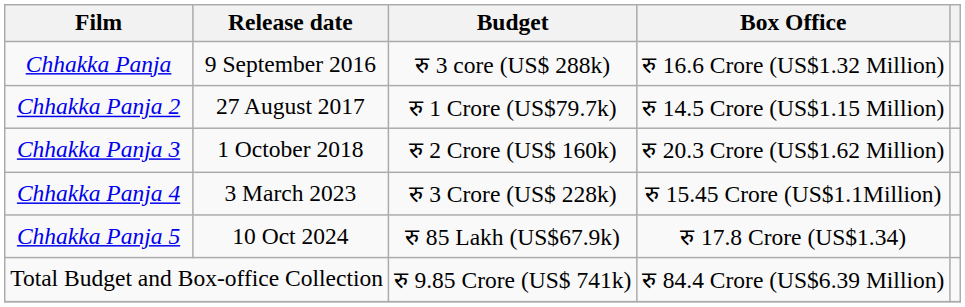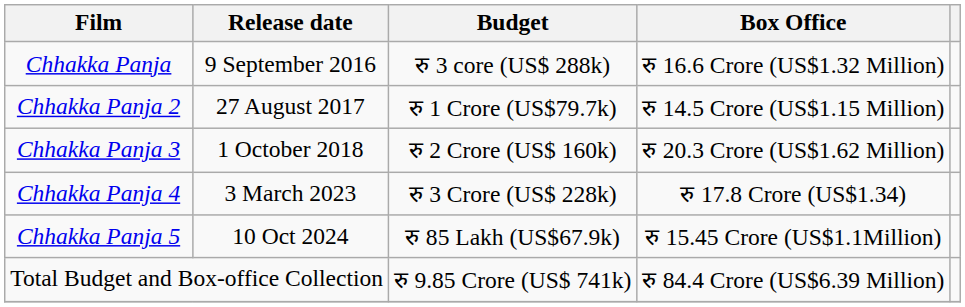(793, 194) रु 15.45 Crore (US$1.1Million) -> (793, 194) रु 17.8 Crore (US$1.34)
(793, 237) रु 17.8 Crore (US$1.34) -> (793, 237) रु 15.45 Crore (US$1.1Million)
